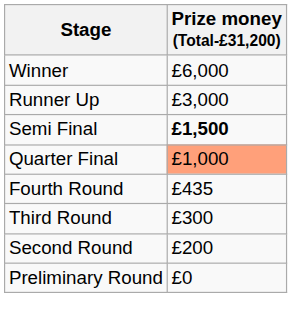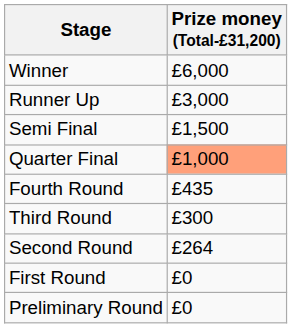(200, 129) bold -> (200, 129) normal
(192, 248) £200 -> (192, 248) £264
+ row: (57, 277)
